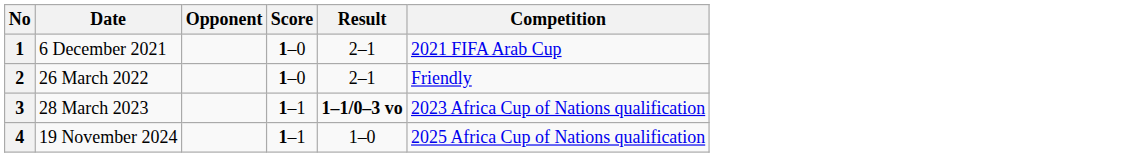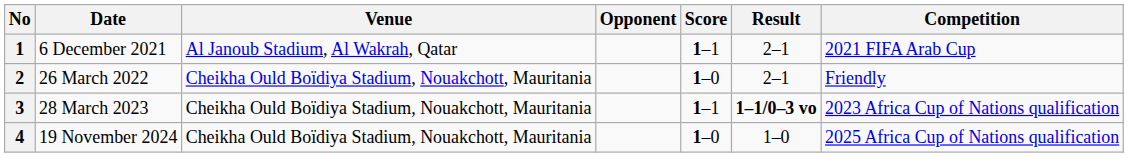+ column: (389, 19)
(292, 49) 1–0 -> (706, 49) 1–1
(292, 137) 1–1 -> (706, 137) 1–0
